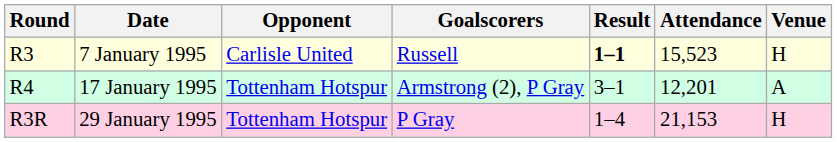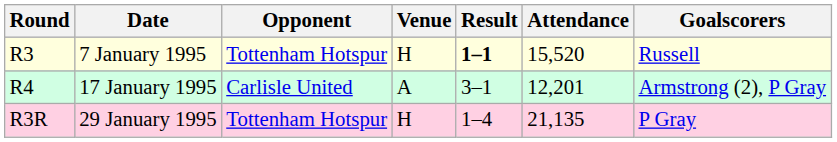columns swapped: (799, 20) <-> (490, 20)
(289, 53) Carlisle United -> (307, 53) Tottenham Hotspur
(689, 53) 15,523 -> (556, 53) 15,520
(307, 86) Tottenham Hotspur -> (289, 86) Carlisle United
(689, 119) 21,153 -> (556, 119) 21,135
